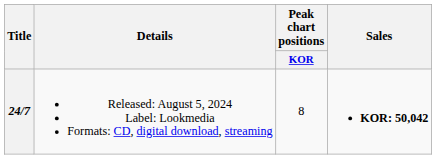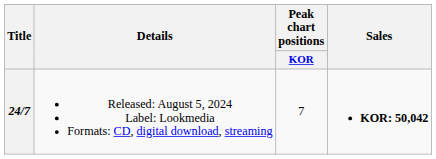(301, 111) 8 -> (301, 111) 7
